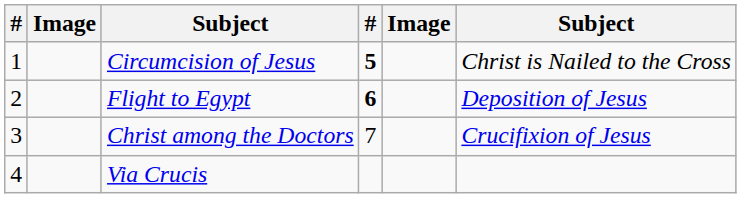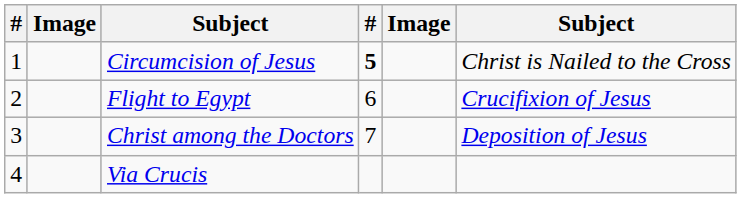(371, 98) bold -> (371, 98) normal
(554, 98) Deposition of Jesus -> (556, 98) Crucifixion of Jesus
(556, 135) Crucifixion of Jesus -> (554, 135) Deposition of Jesus
